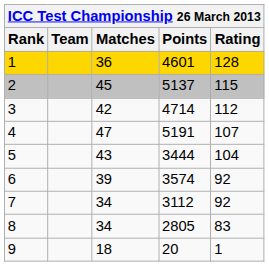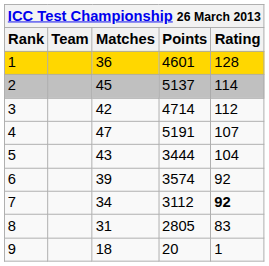(226, 86) 115 -> (226, 86) 114
(223, 202) normal -> (223, 202) bold
(104, 226) 34 -> (104, 226) 31
